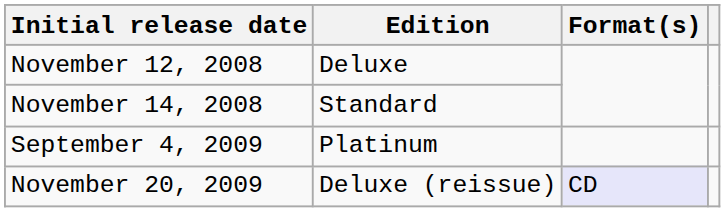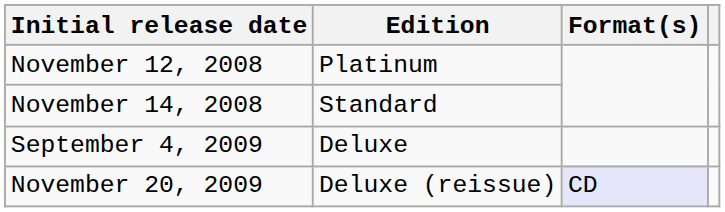(364, 65) Deluxe -> (378, 65) Platinum
(378, 146) Platinum -> (364, 146) Deluxe
